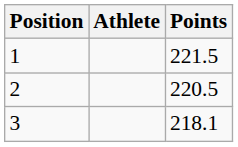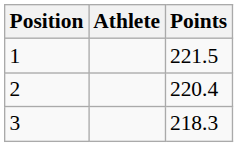(194, 89) 220.5 -> (194, 89) 220.4
(194, 123) 218.1 -> (194, 123) 218.3
